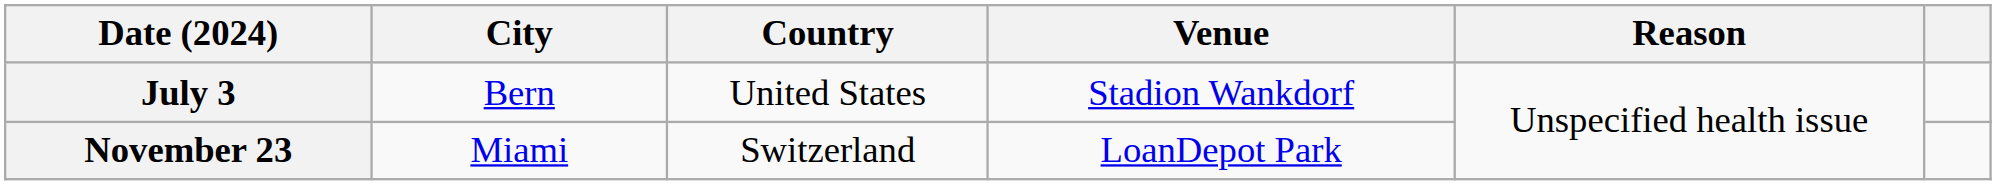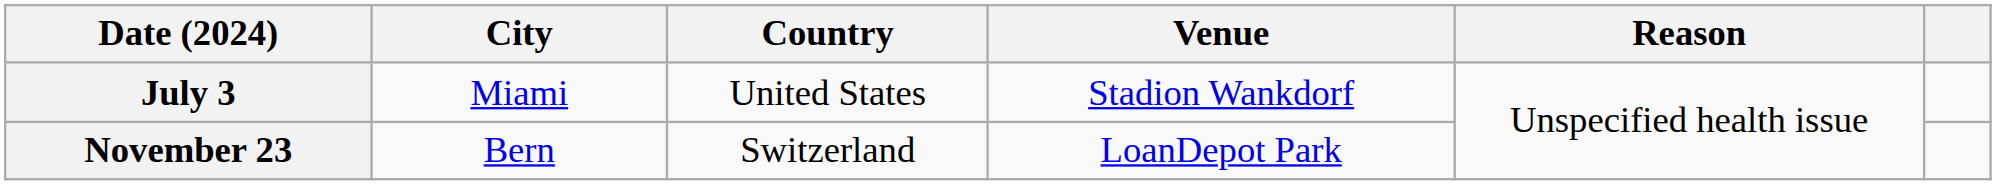(519, 91) Bern -> (519, 91) Miami
(519, 149) Miami -> (519, 149) Bern
